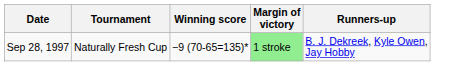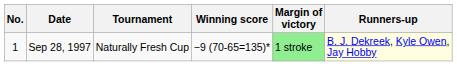+ column: (15, 19)
(366, 47) no background -> (388, 47) lightyellow background
